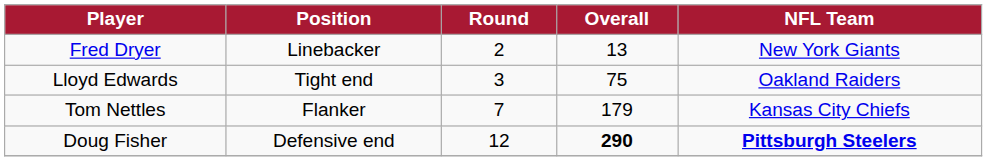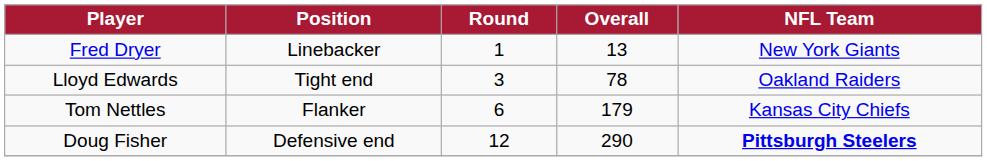(499, 49) 2 -> (499, 49) 1
(617, 79) 75 -> (617, 79) 78
(499, 110) 7 -> (499, 110) 6
(617, 140) bold -> (617, 140) normal
